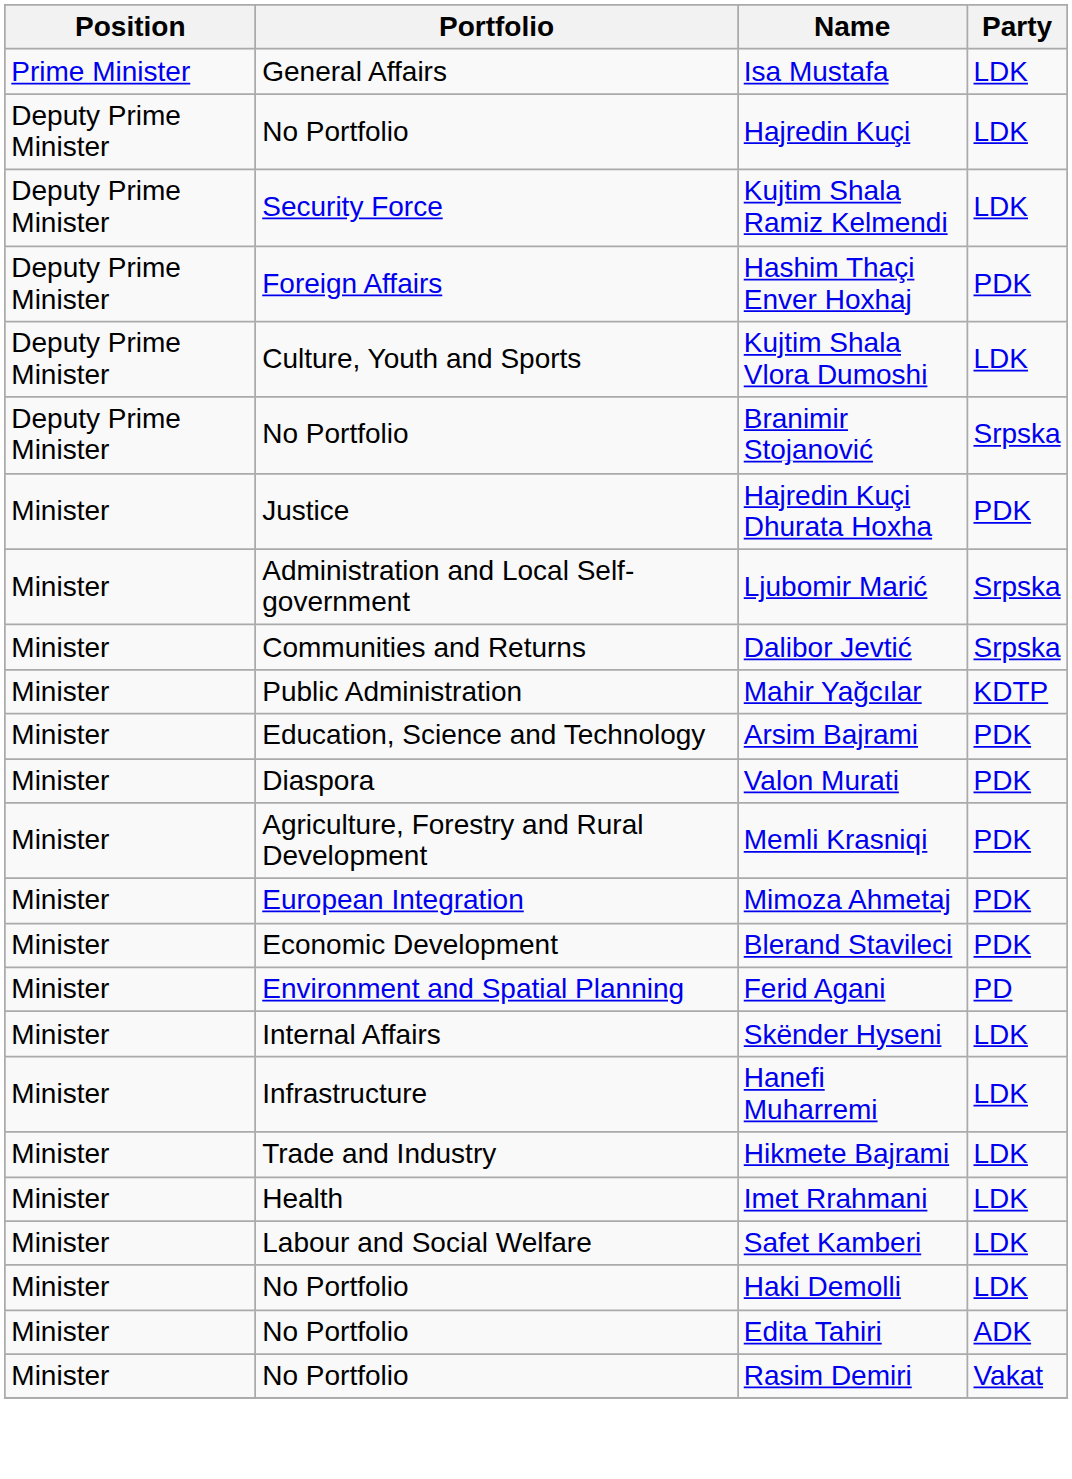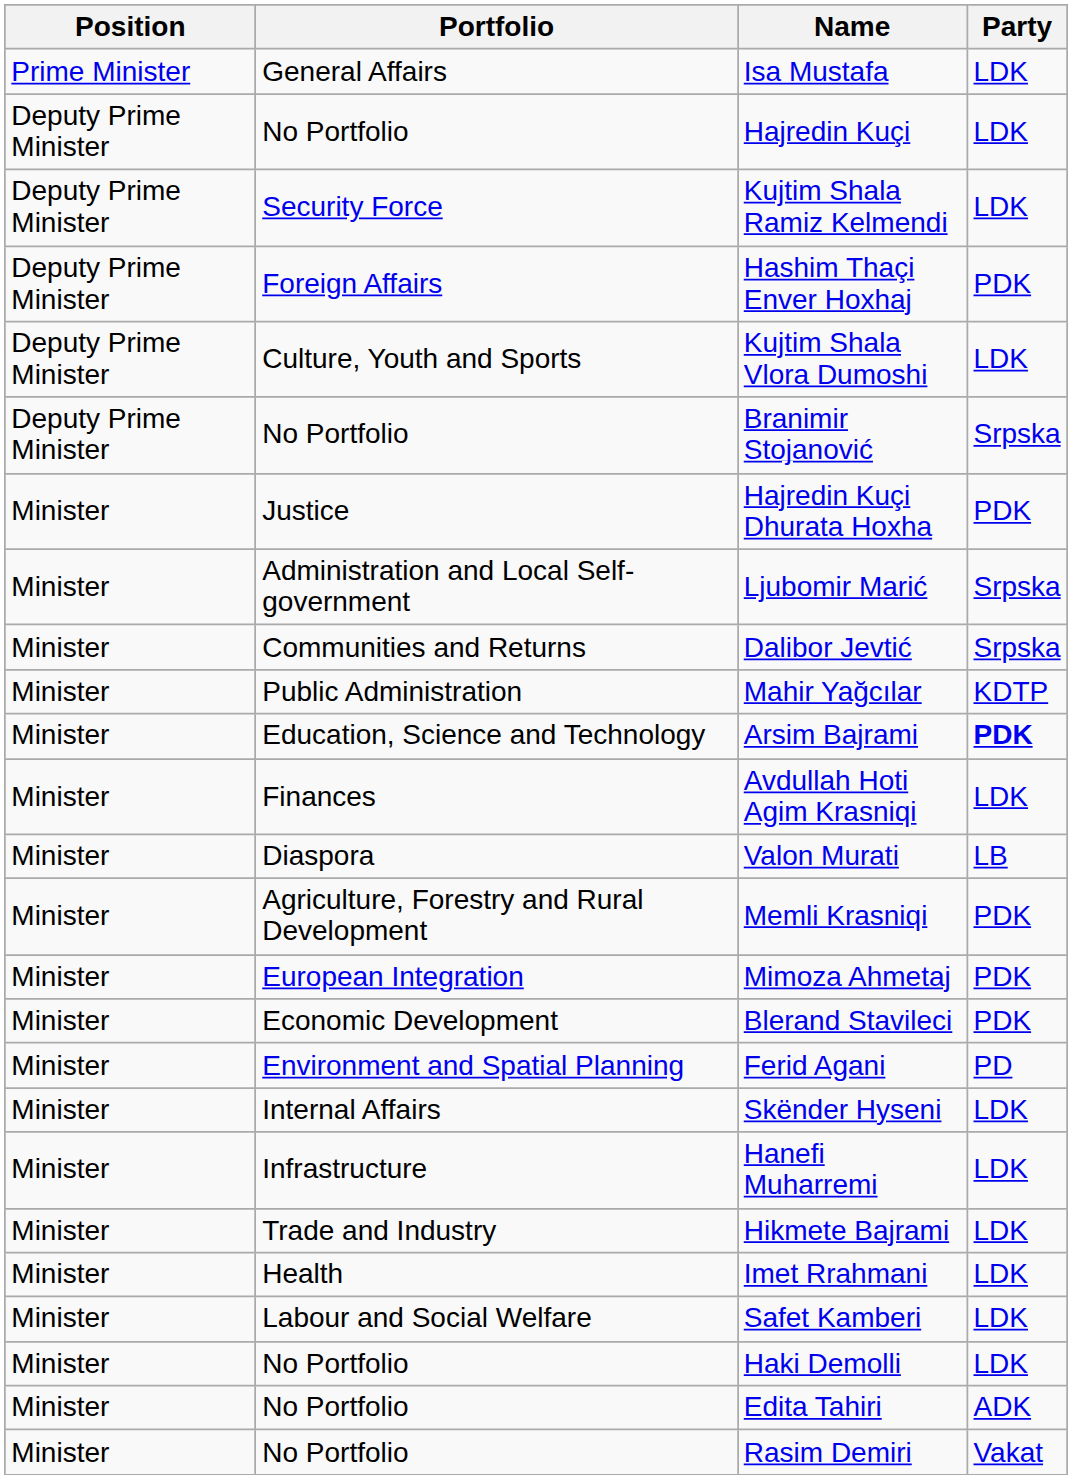(1002, 735) normal -> (1003, 735) bold
+ row: (830, 795)
(1002, 780) PDK -> (991, 855) LB
